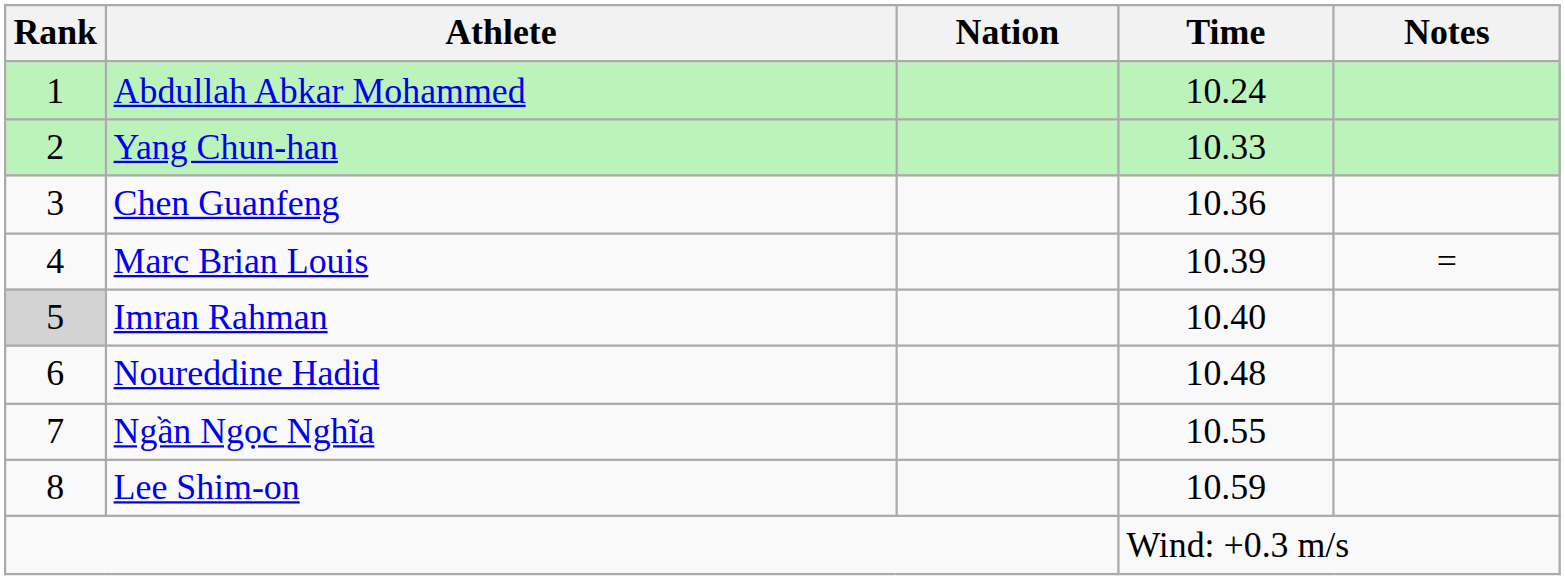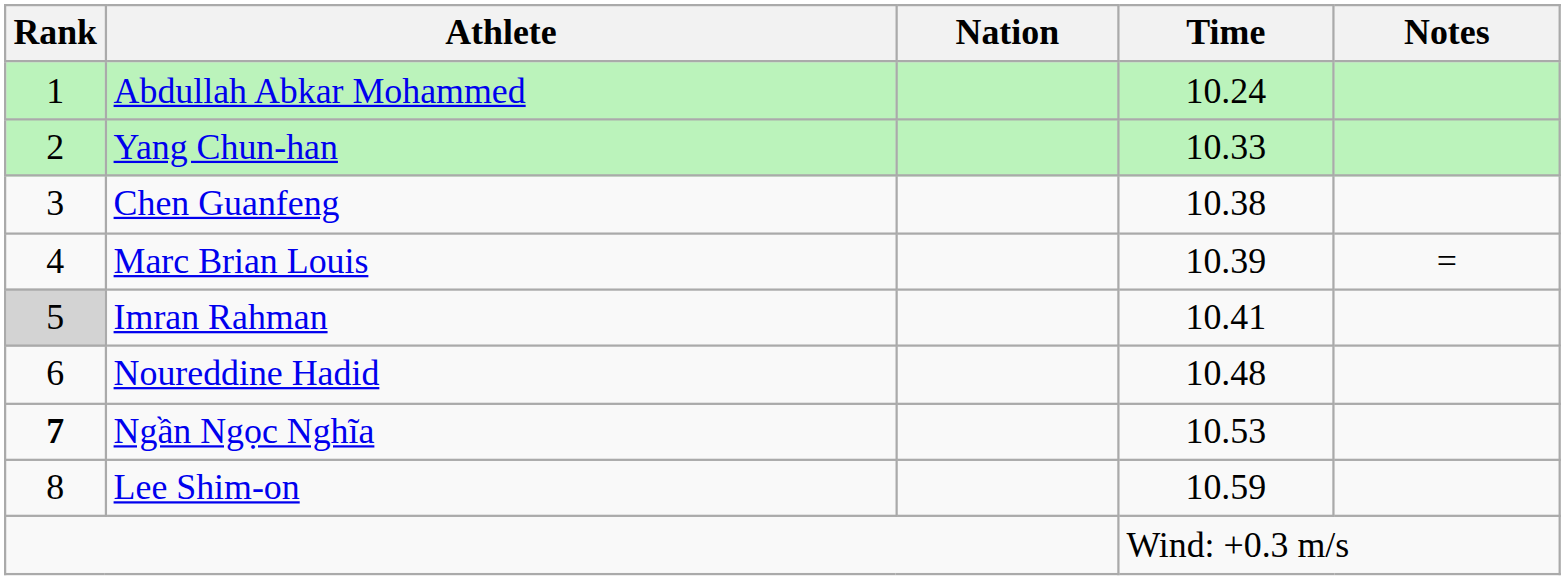(1226, 203) 10.36 -> (1226, 203) 10.38
(1226, 317) 10.40 -> (1226, 317) 10.41
(55, 430) normal -> (55, 430) bold
(1226, 430) 10.55 -> (1226, 430) 10.53
